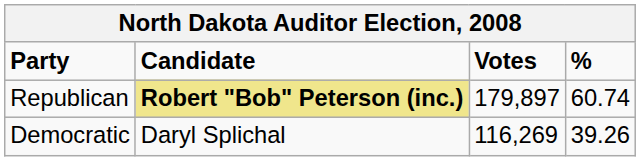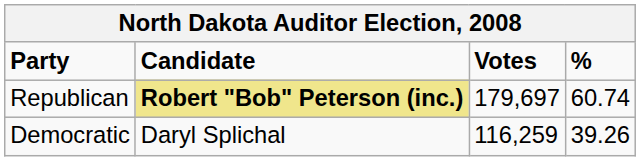(517, 98) 179,897 -> (517, 98) 179,697
(516, 135) 116,269 -> (516, 135) 116,259
